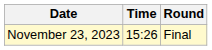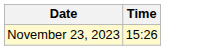- column: (184, 14)
